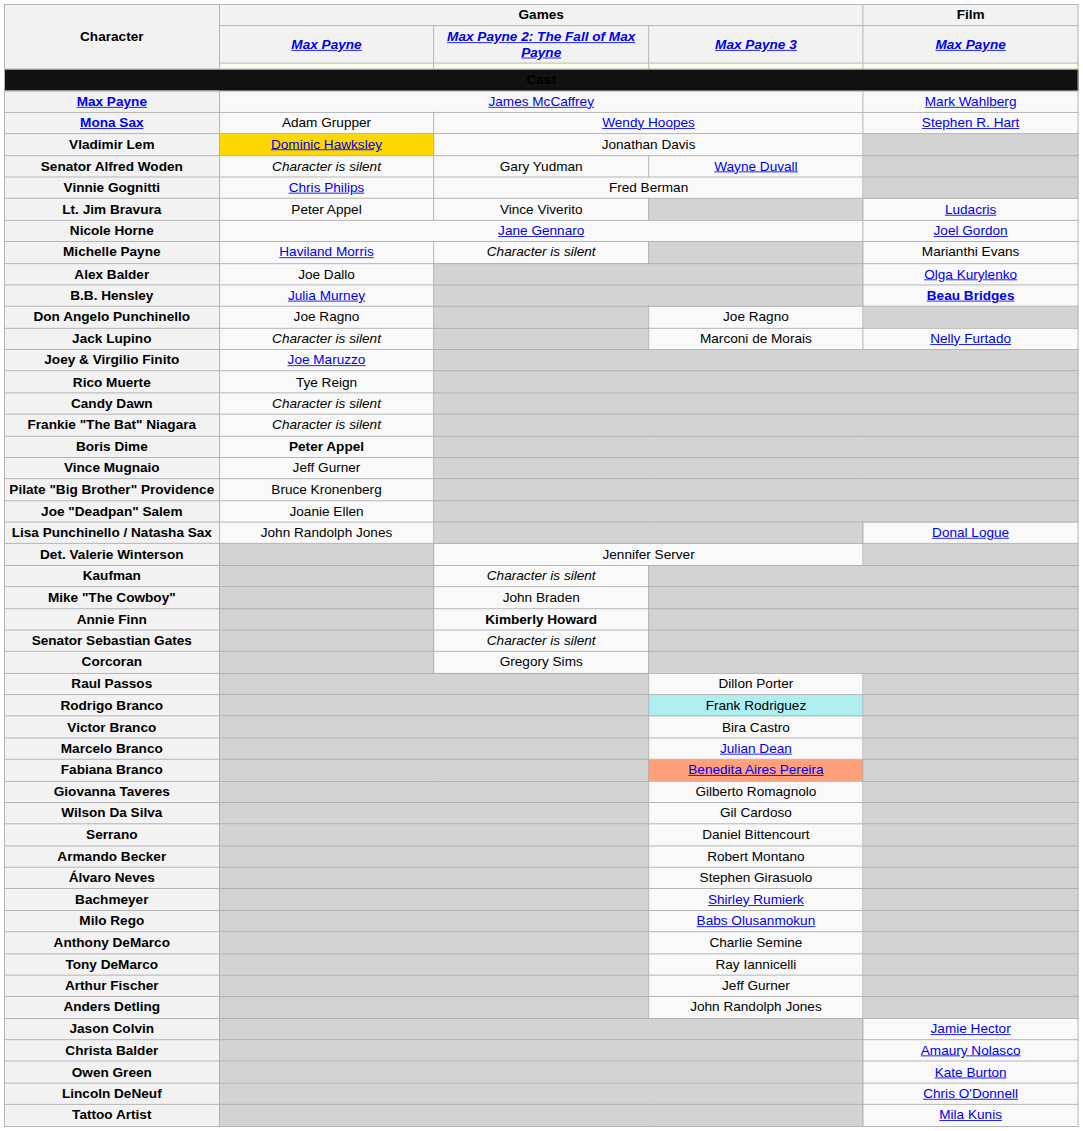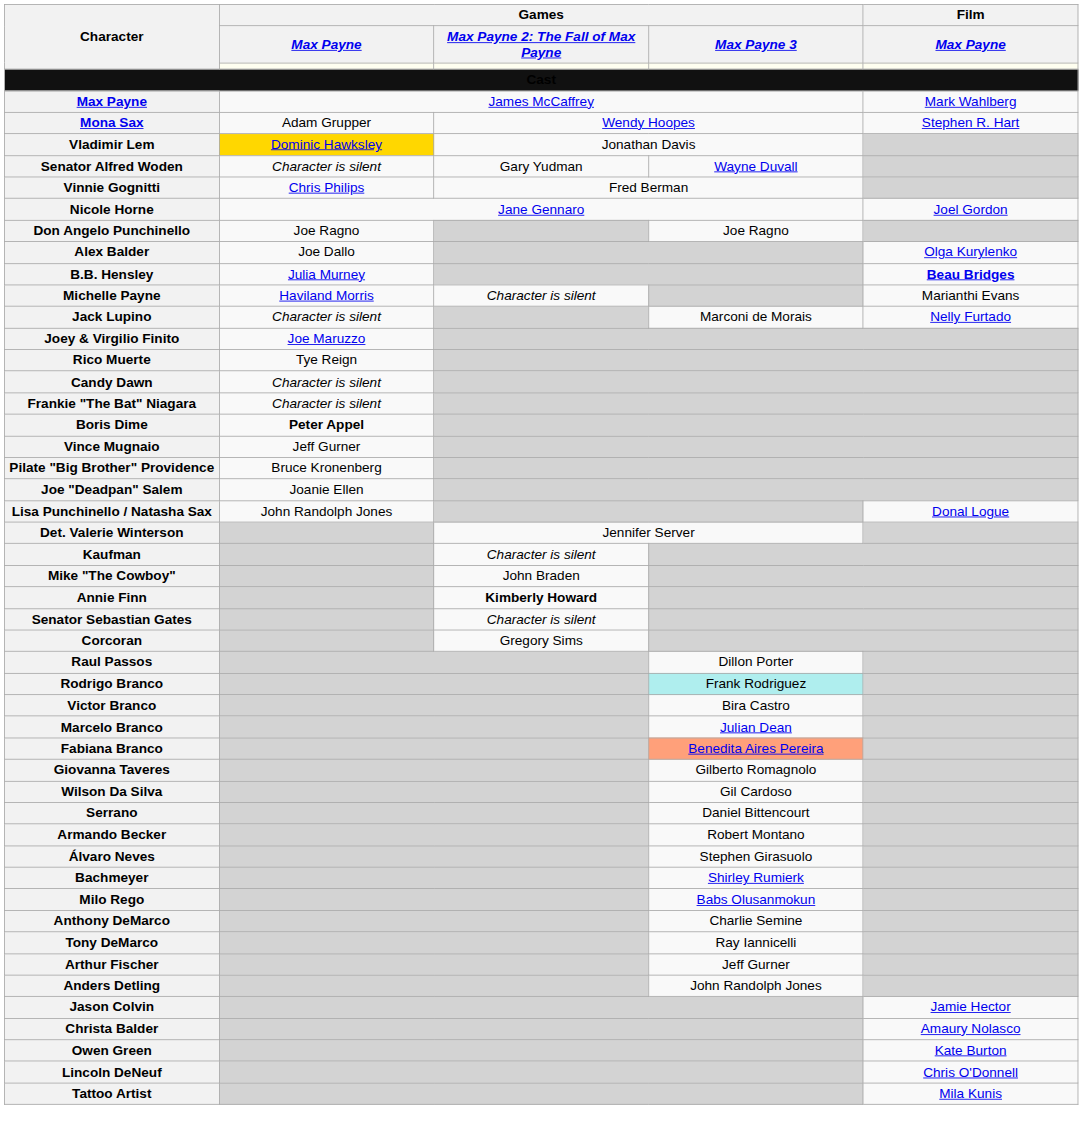- row: (112, 209)
rows swapped: (112, 252) <-> (112, 317)
